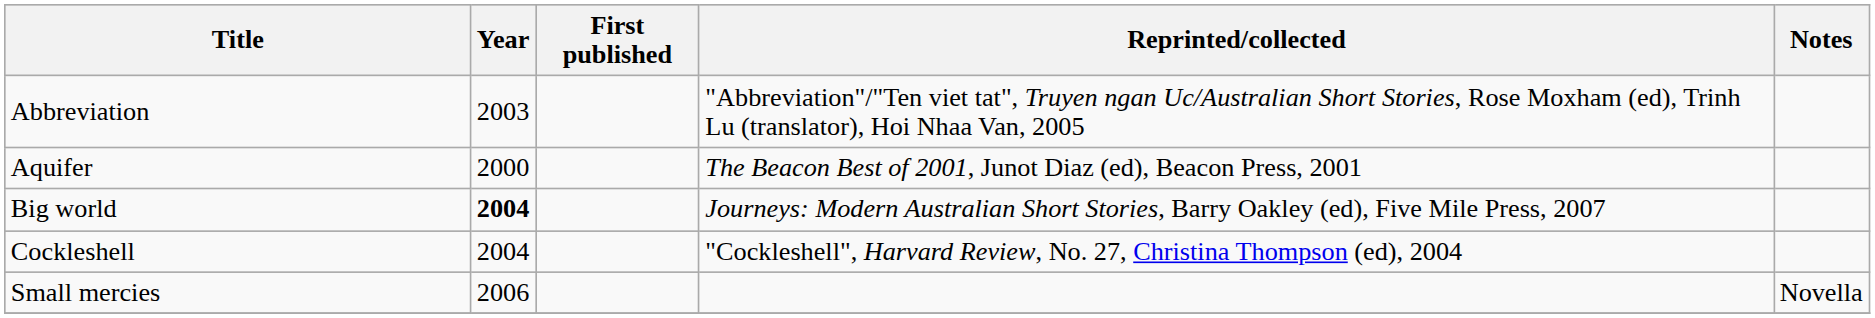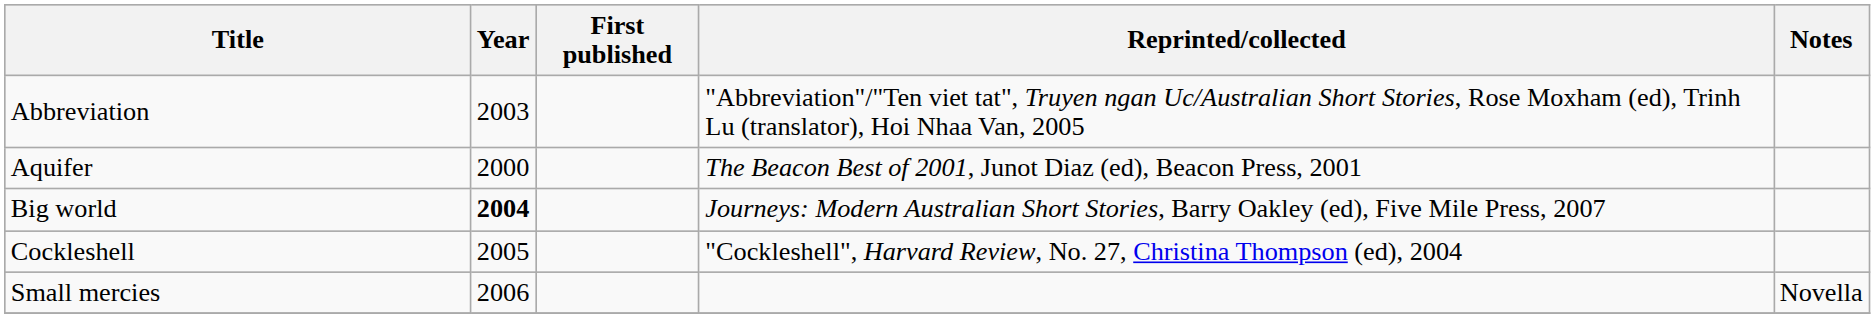(503, 250) 2004 -> (503, 250) 2005
